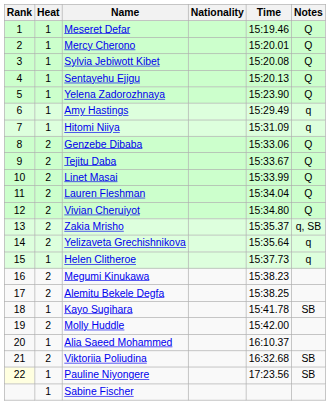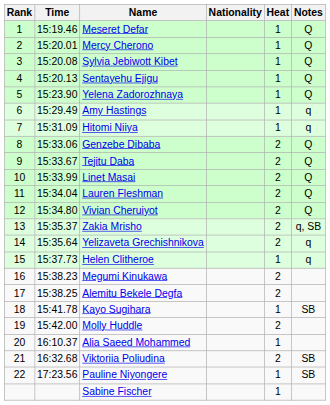columns swapped: (48, 12) <-> (269, 12)
(19, 375) lightyellow background -> (19, 375) no background
